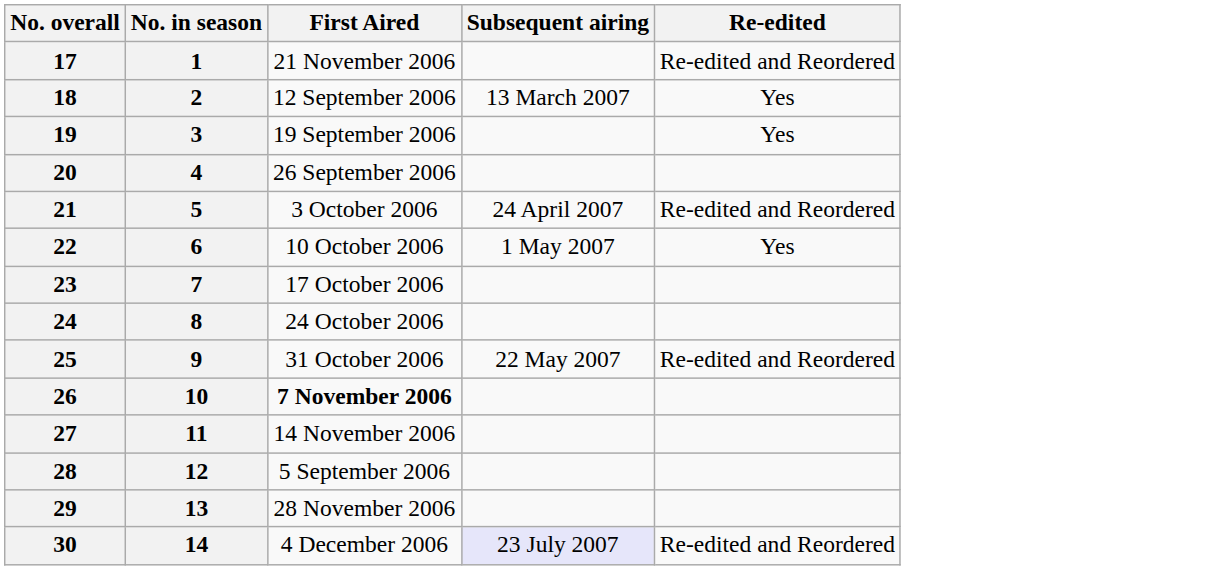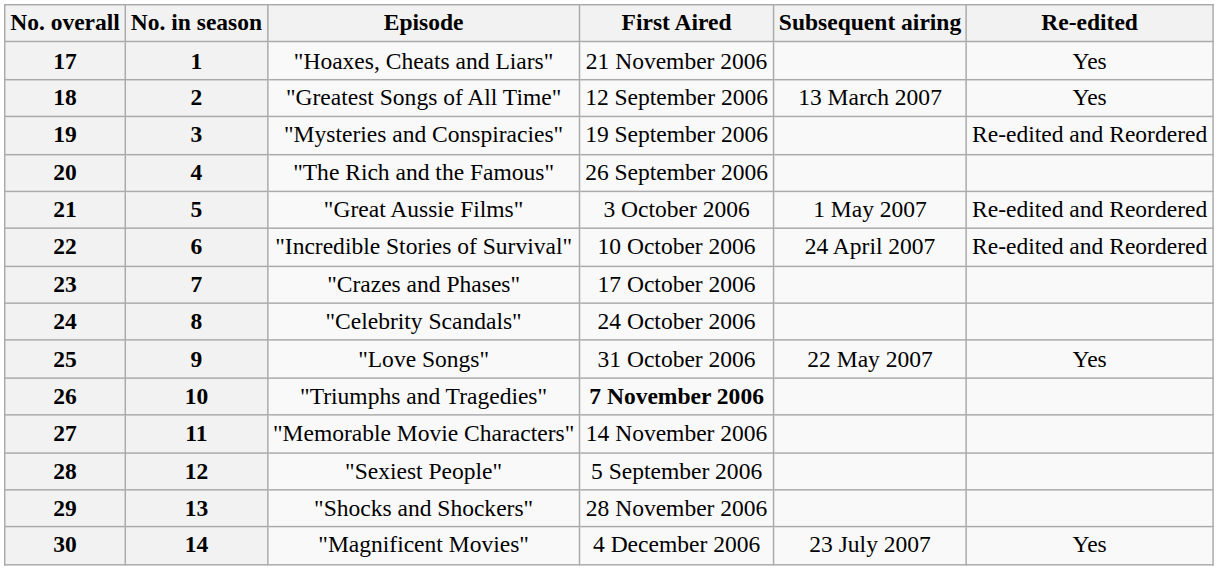+ column: (424, 23)
(777, 60) Re-edited and Reordered -> (1090, 60) Yes
(777, 135) Yes -> (1090, 135) Re-edited and Reordered
(558, 209) 24 April 2007 -> (870, 209) 1 May 2007
(558, 246) 1 May 2007 -> (870, 246) 24 April 2007
(777, 246) Yes -> (1090, 246) Re-edited and Reordered
(777, 358) Re-edited and Reordered -> (1090, 358) Yes
(558, 545) lavender background -> (870, 545) no background
(777, 545) Re-edited and Reordered -> (1090, 545) Yes
